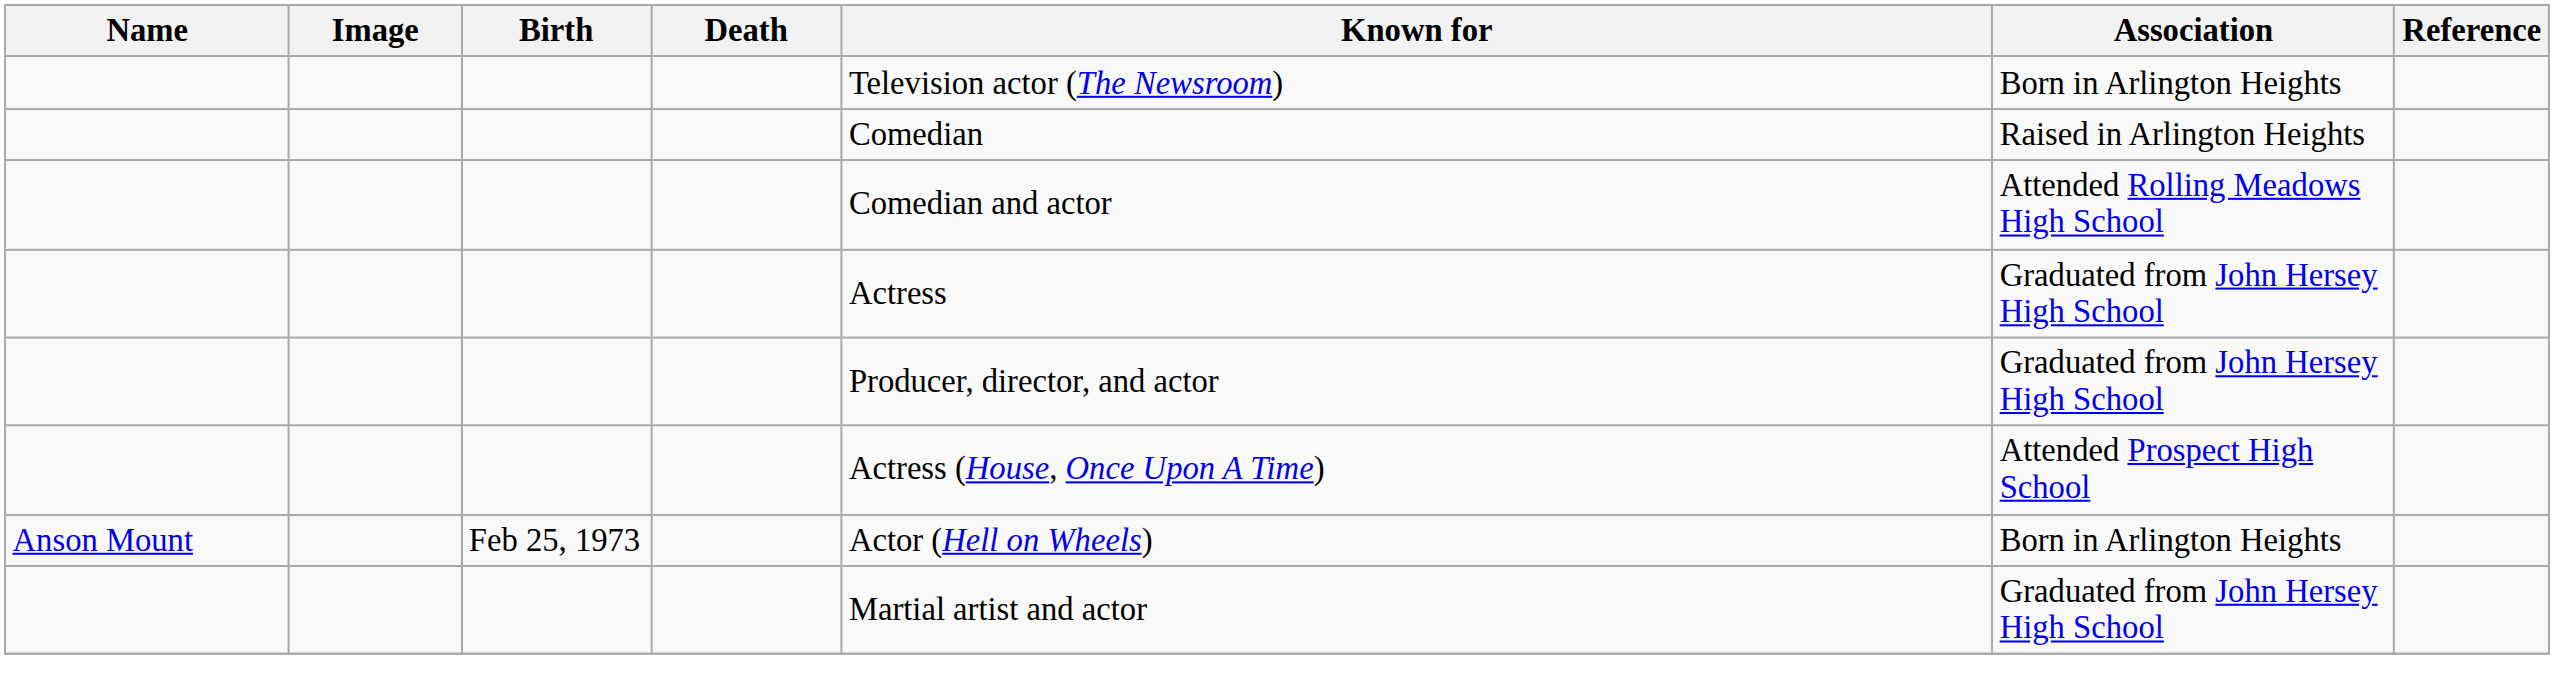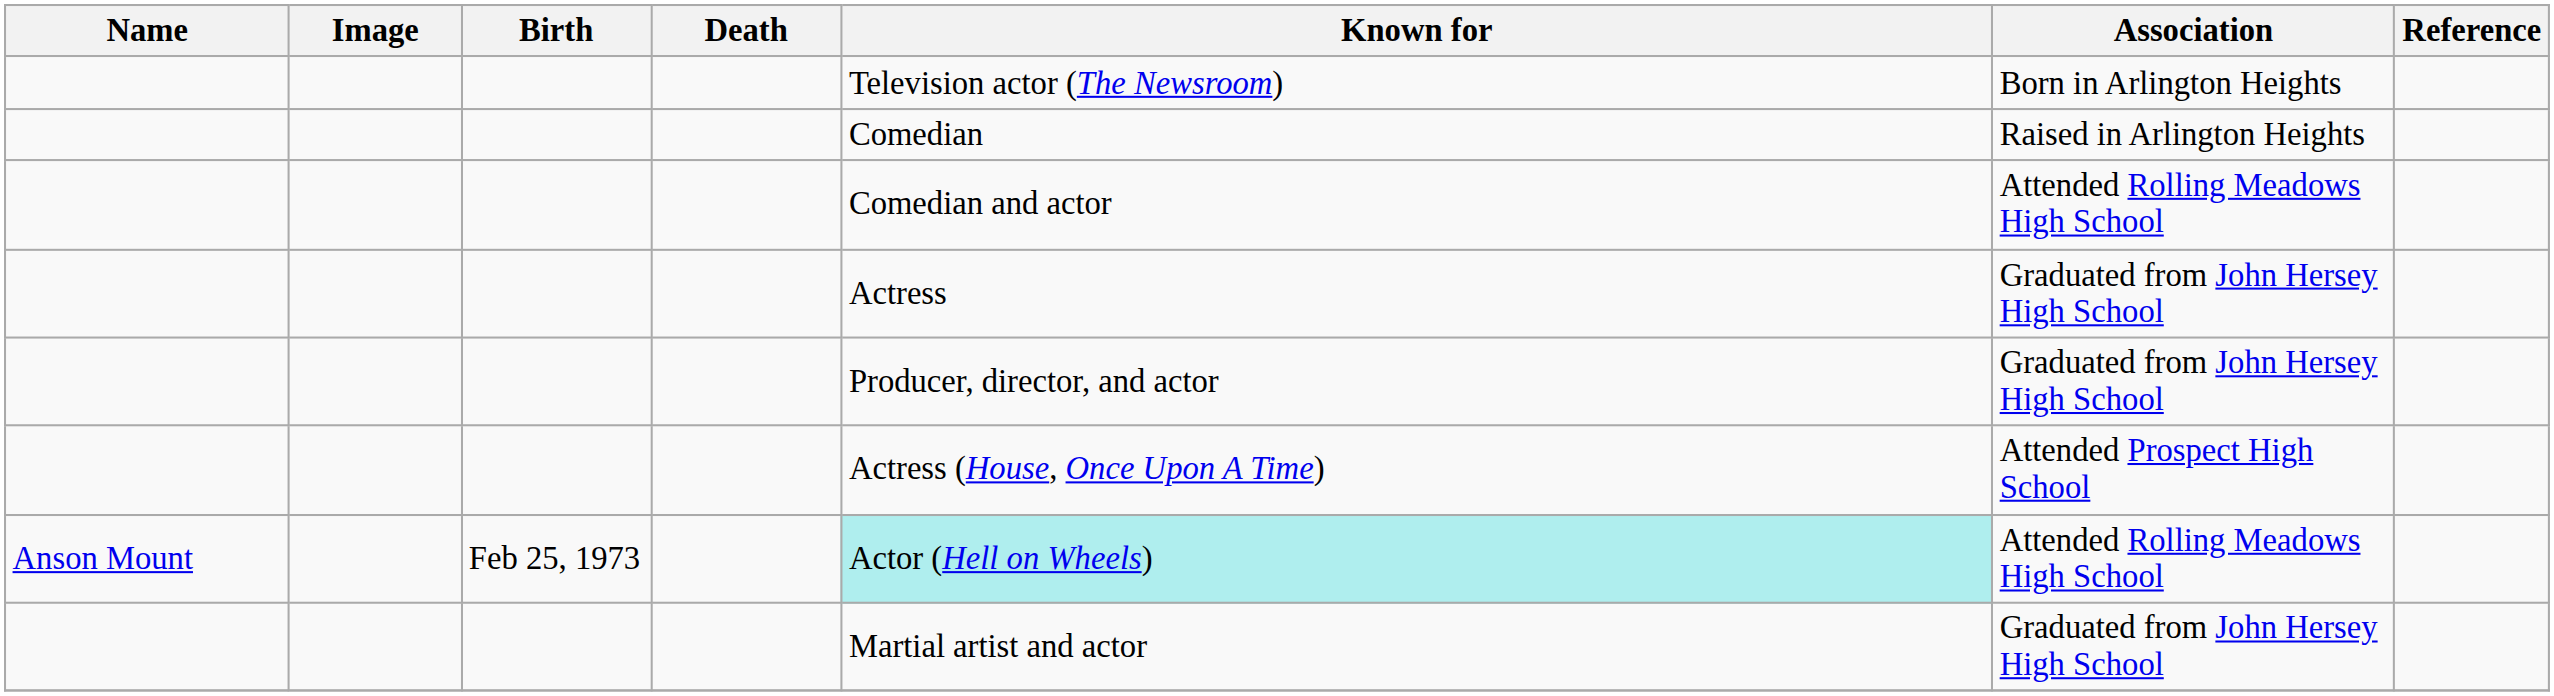(1001, 539) no background -> (1001, 557) paleturquoise background
(2171, 539) Born in Arlington Heights -> (2180, 557) Attended Rolling Meadows High School
